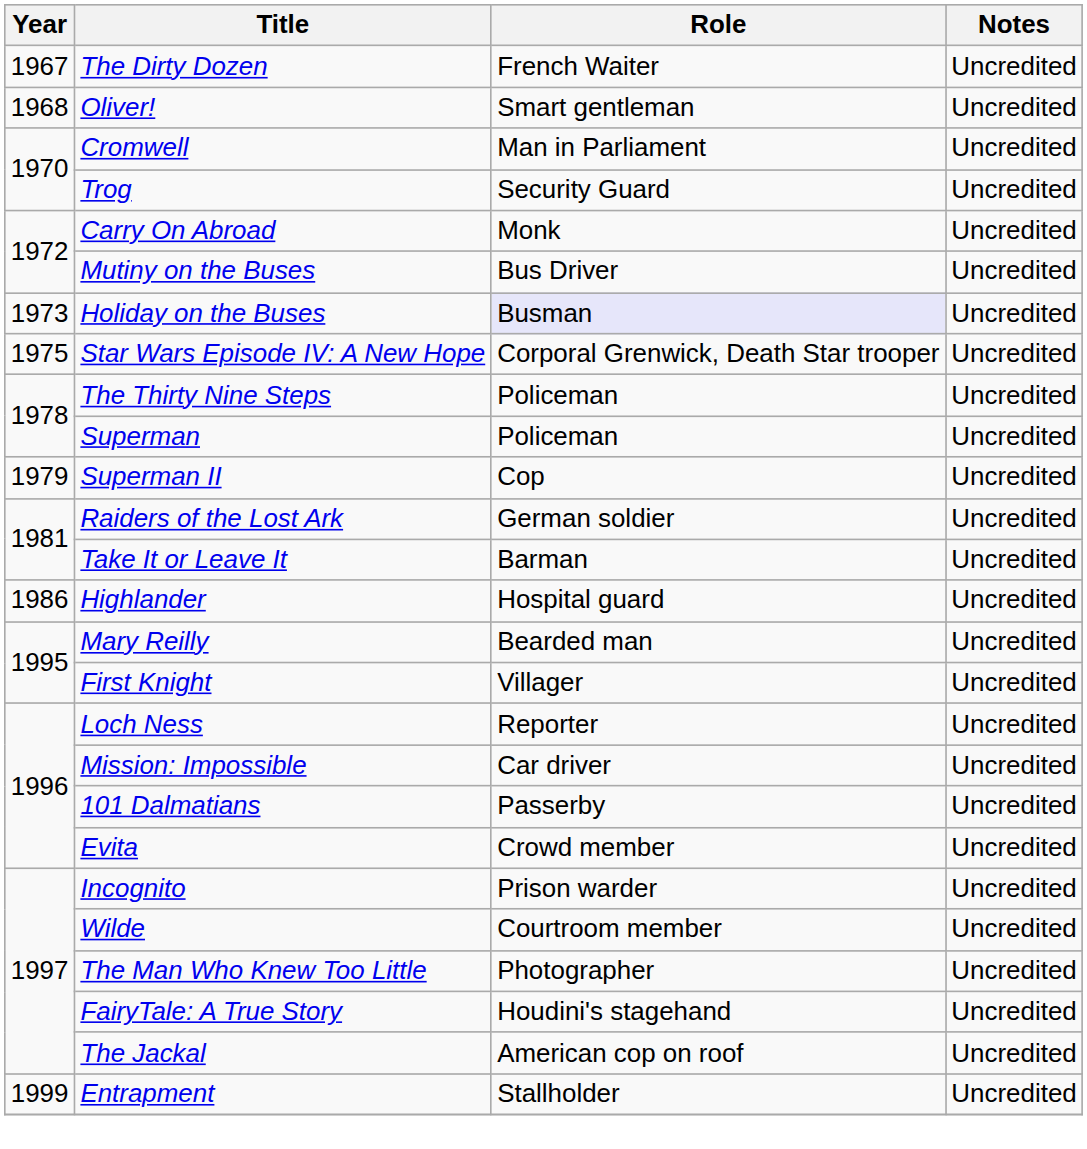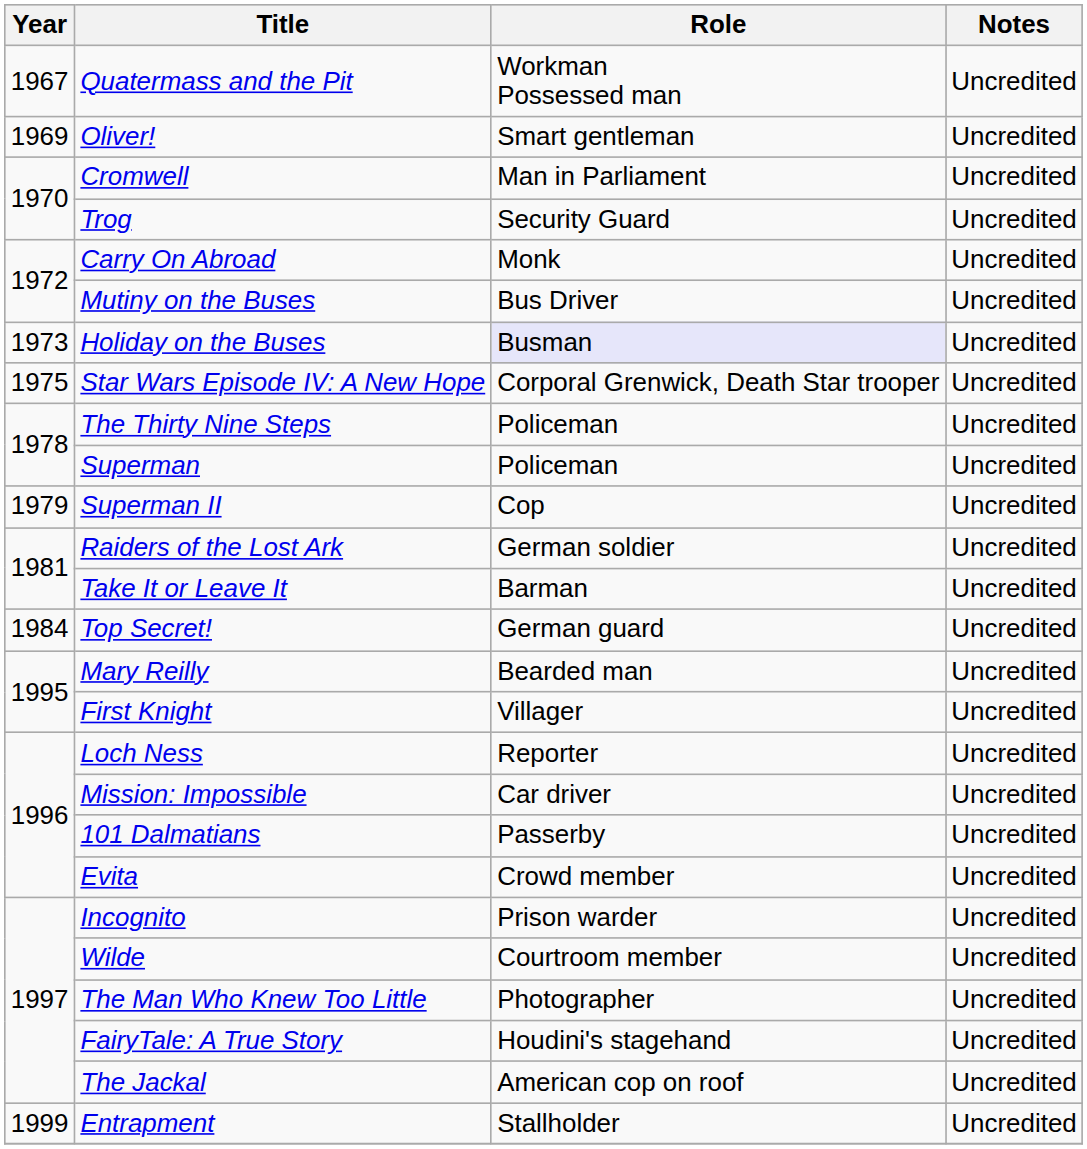+ row: (217, 80)
- row: (174, 66)
(40, 107) 1968 -> (40, 136) 1969
+ row: (146, 629)
- row: (143, 600)
